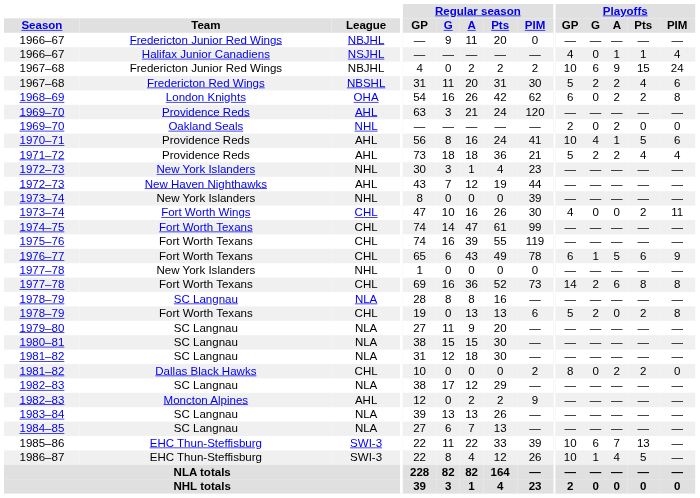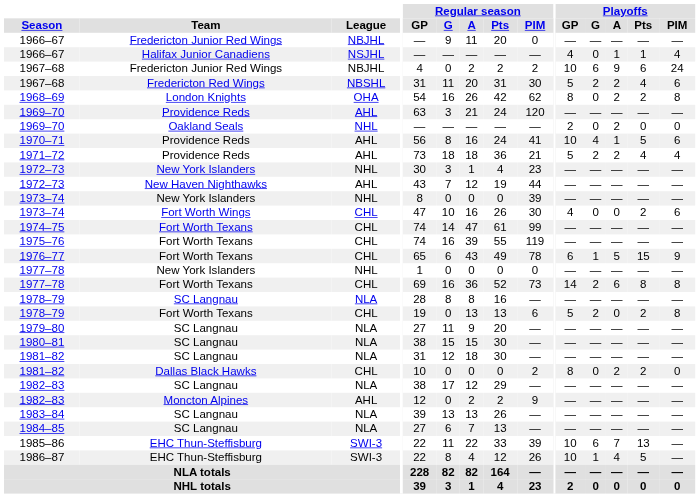(643, 68) 15 -> (643, 68) 6
(570, 97) 6 -> (570, 97) 8
(677, 212) 11 -> (677, 212) 6
(643, 256) 6 -> (643, 256) 15
